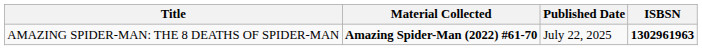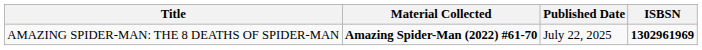(662, 34) 1302961963 -> (662, 34) 1302961969
